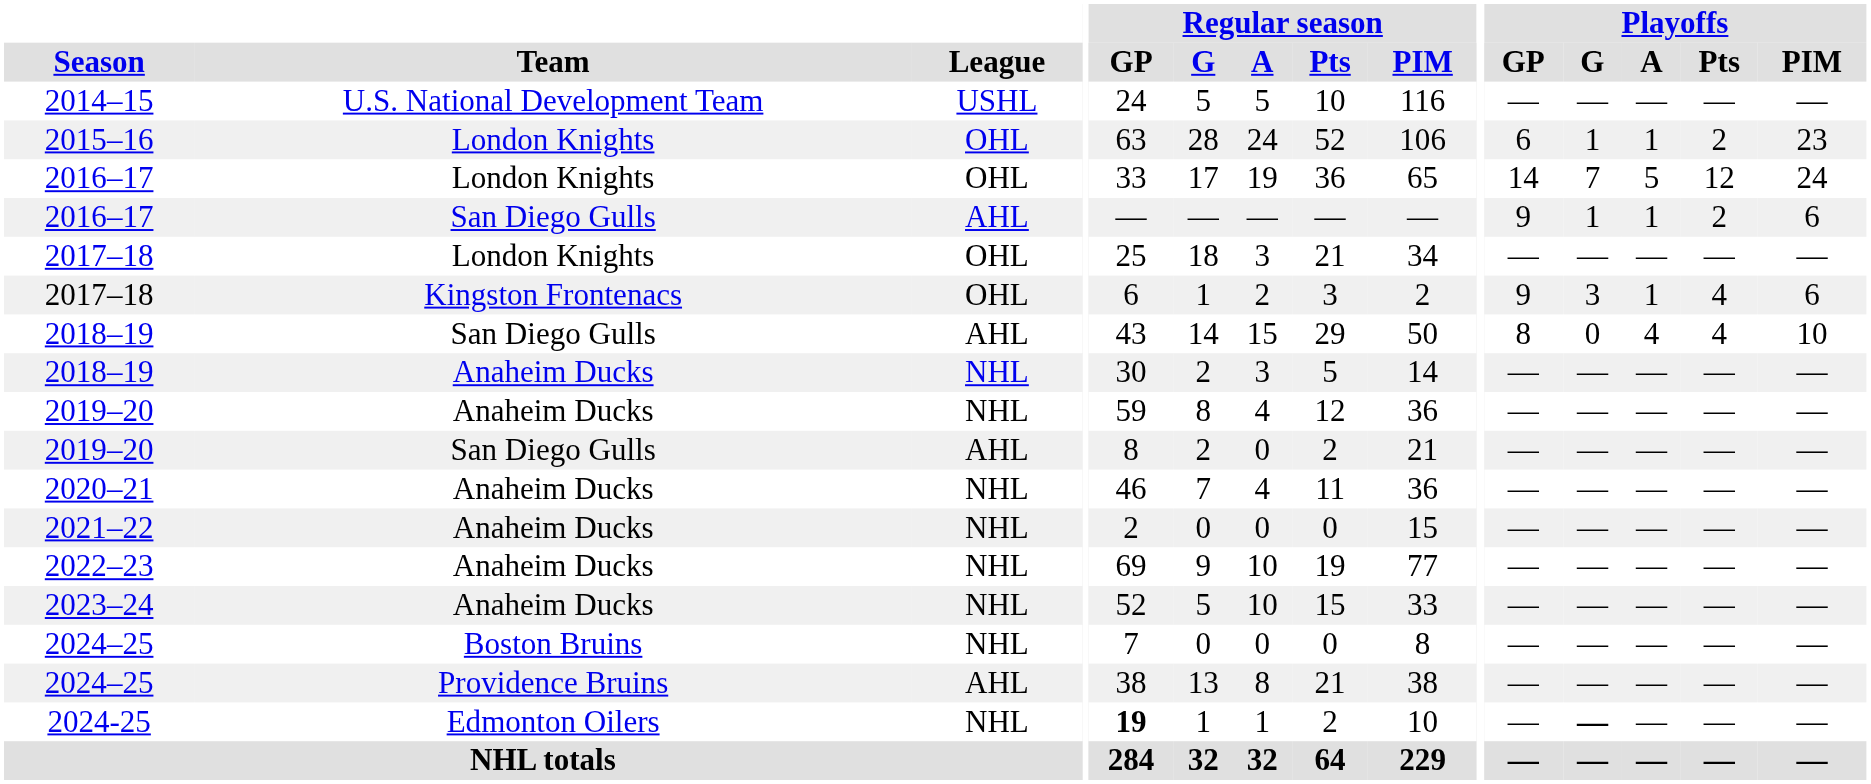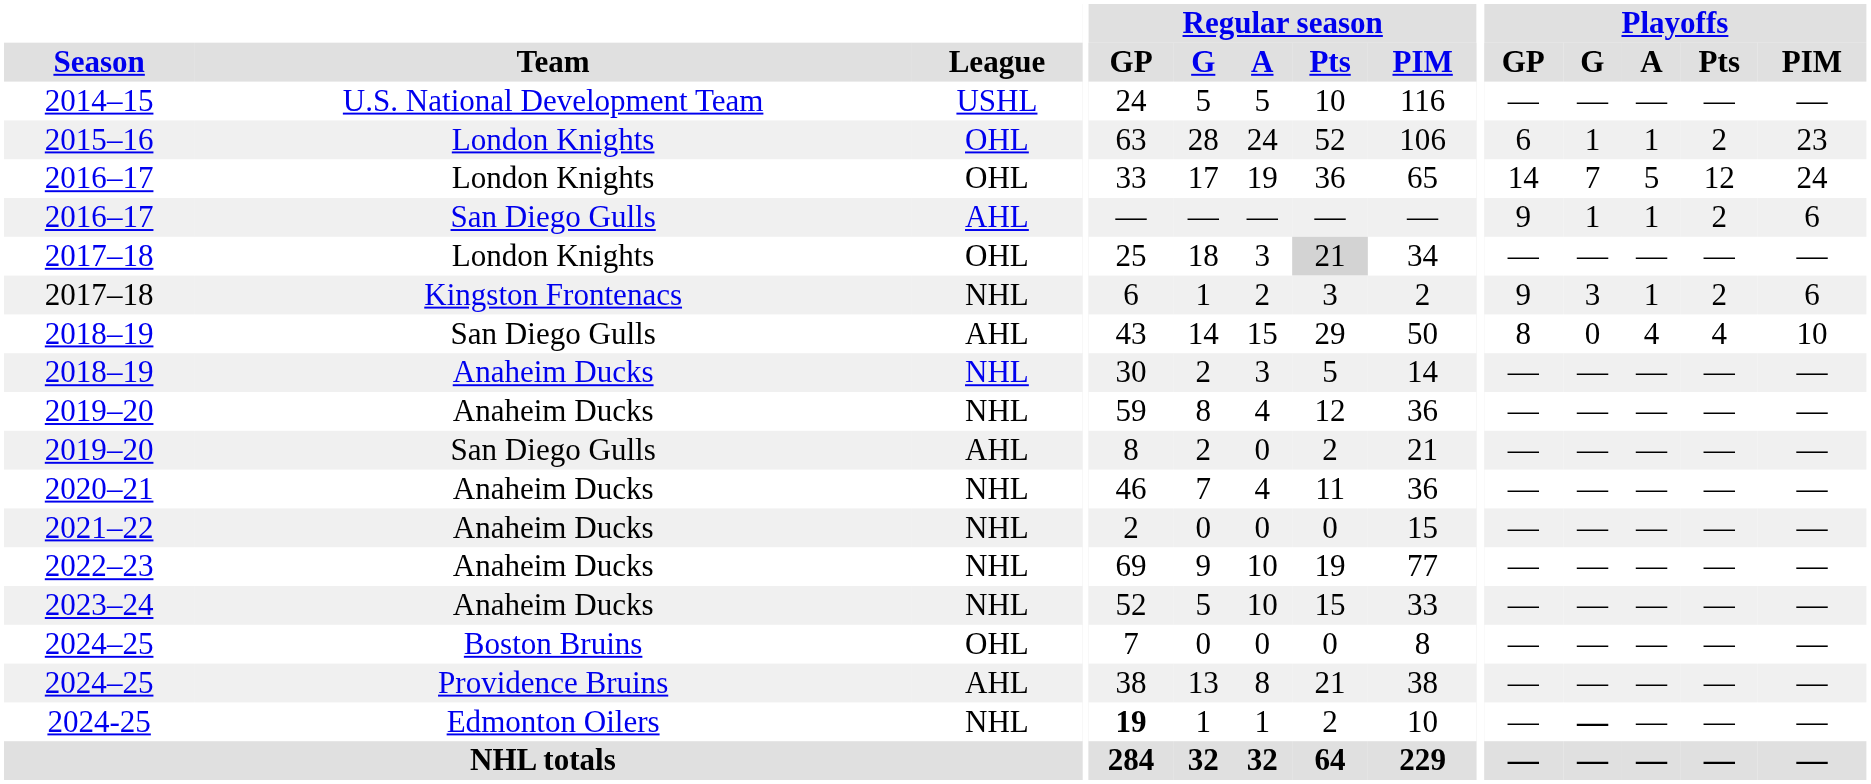(1330, 255) no background -> (1330, 255) lightgrey background
(997, 294) OHL -> (997, 294) NHL
(1719, 294) 4 -> (1719, 294) 2
(997, 643) NHL -> (997, 643) OHL
